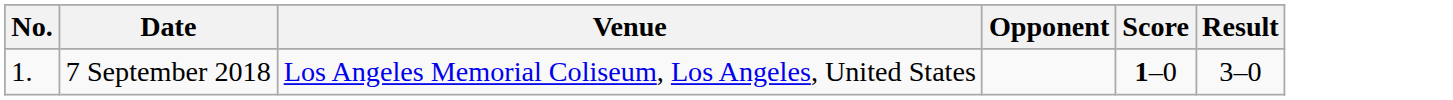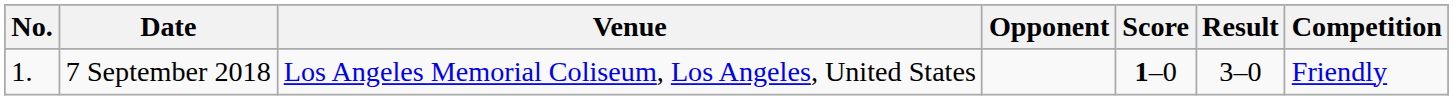+ column: (1367, 26)
